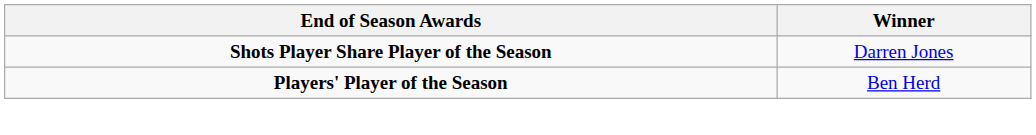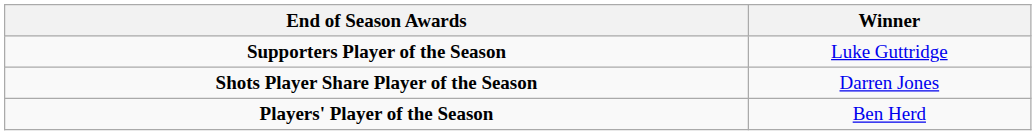+ row: (376, 51)
